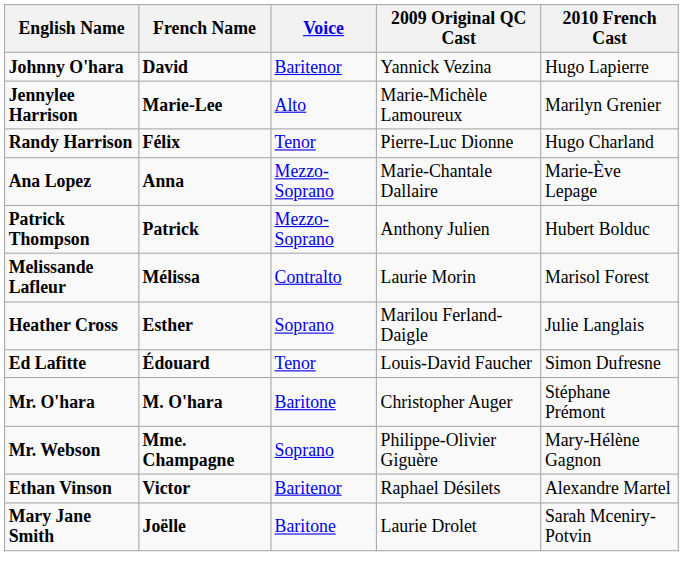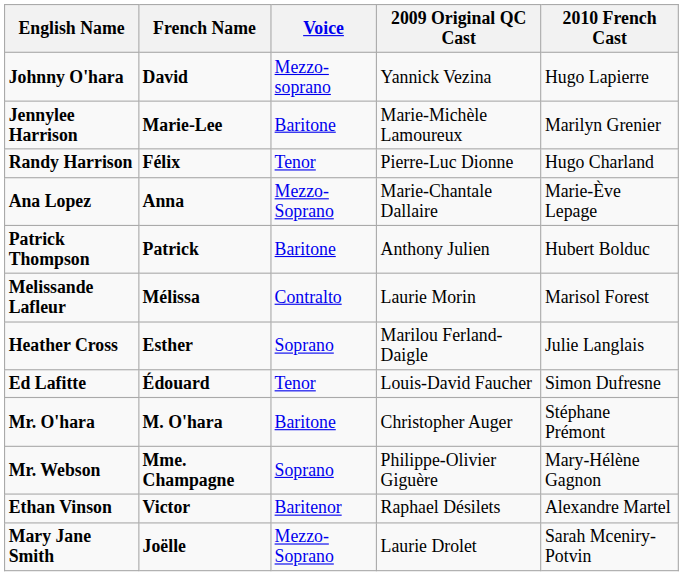(308, 66) Baritenor -> (303, 76) Mezzo-soprano
(290, 104) Alto -> (305, 124) Baritone
(304, 229) Mezzo-Soprano -> (305, 249) Baritone
(305, 526) Baritone -> (304, 546) Mezzo-Soprano
